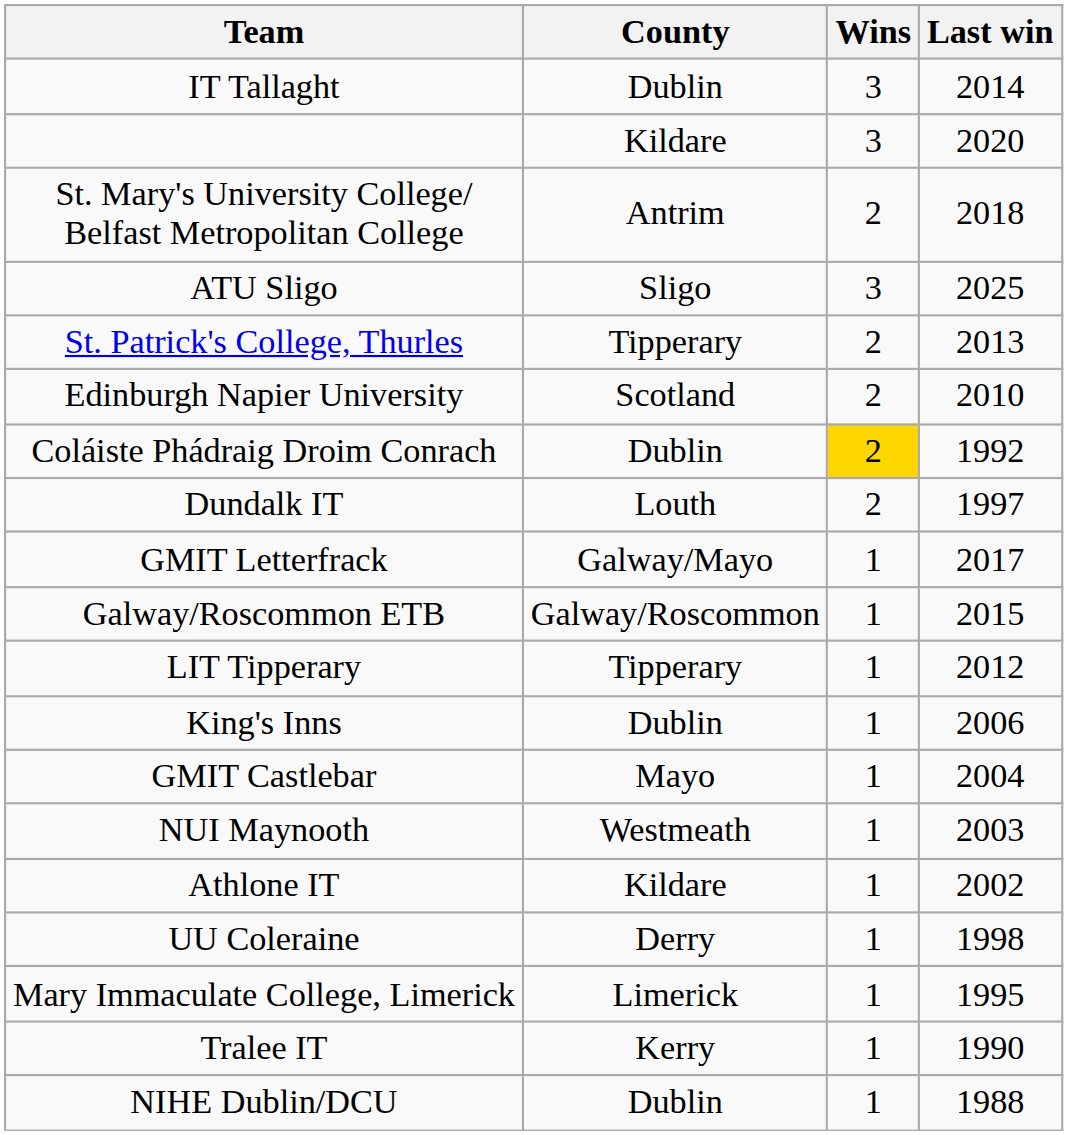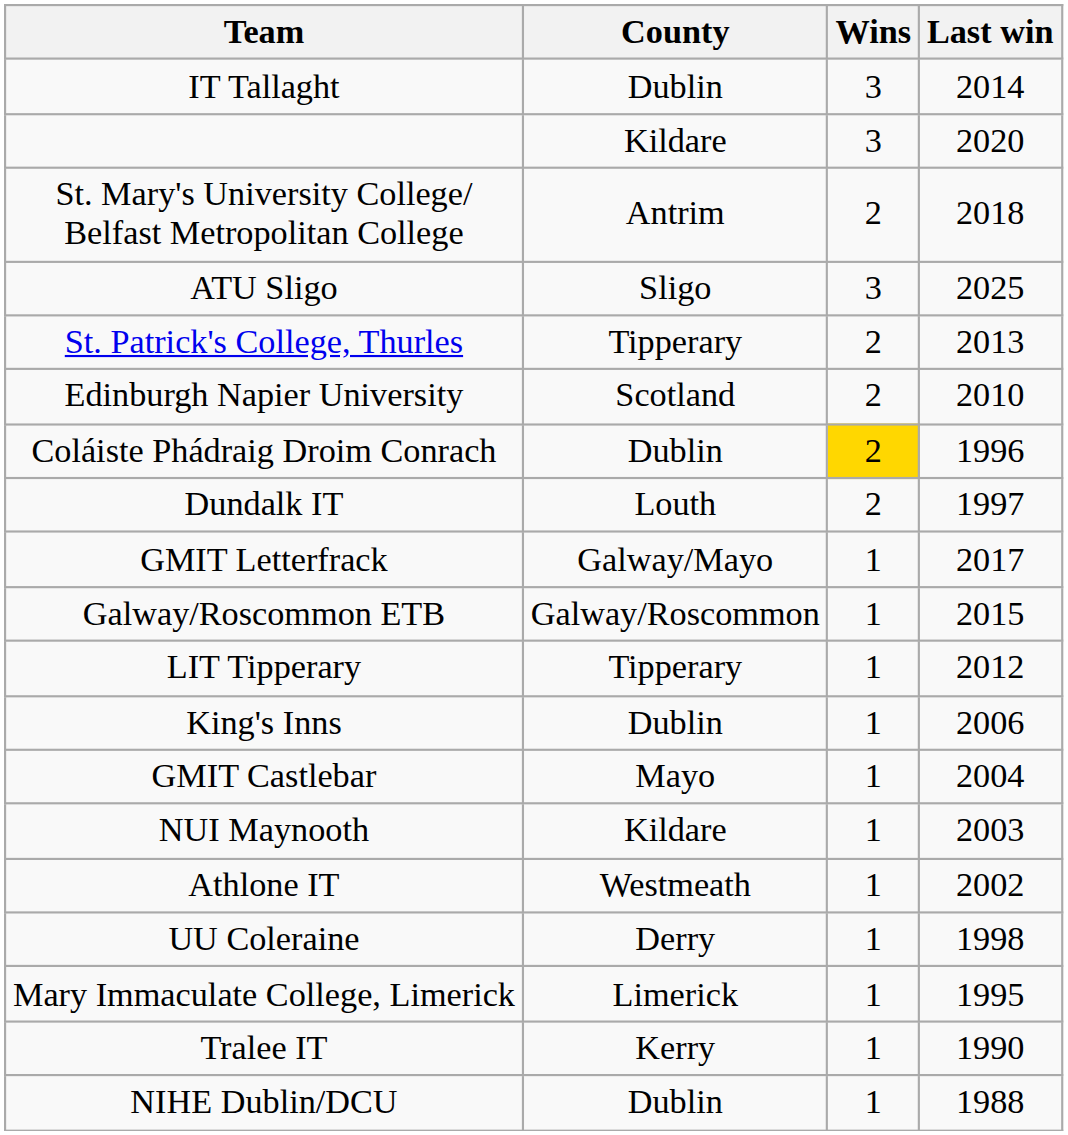(990, 450) 1992 -> (990, 450) 1996
(675, 830) Westmeath -> (675, 830) Kildare
(675, 884) Kildare -> (675, 884) Westmeath
